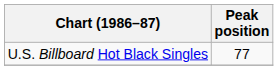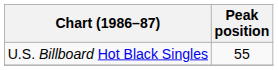(242, 53) 77 -> (242, 53) 55
